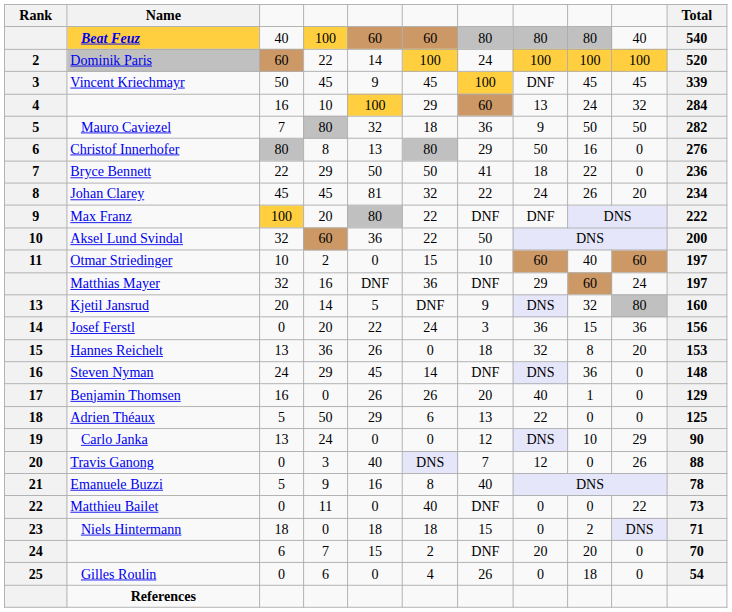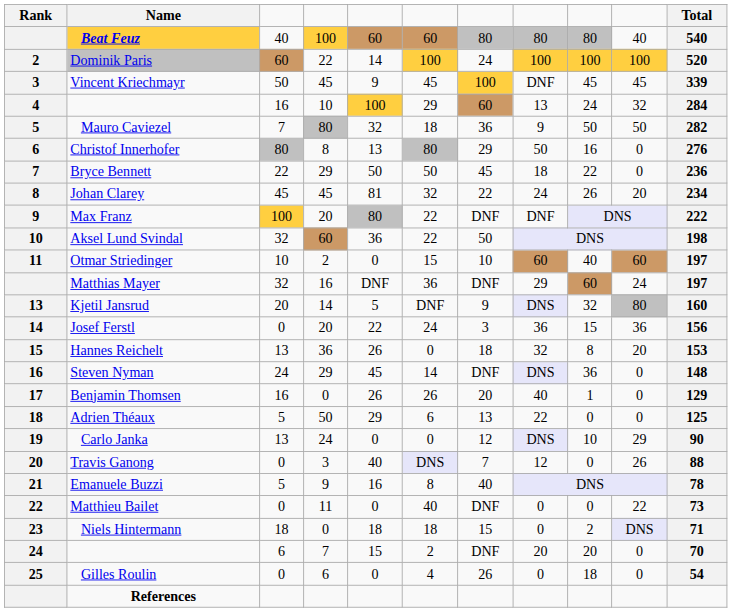(485, 171) 41 -> (485, 171) 45
(697, 238) 200 -> (697, 238) 198
